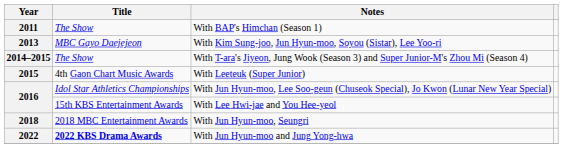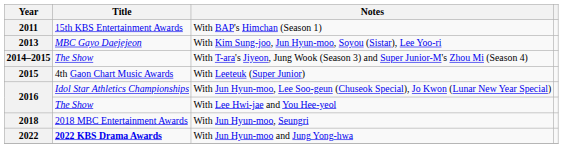(74, 27) The Show -> (119, 27) 15th KBS Entertainment Awards
(119, 105) 15th KBS Entertainment Awards -> (74, 105) The Show
